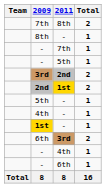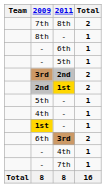rows swapped: (42, 164) <-> (42, 49)
